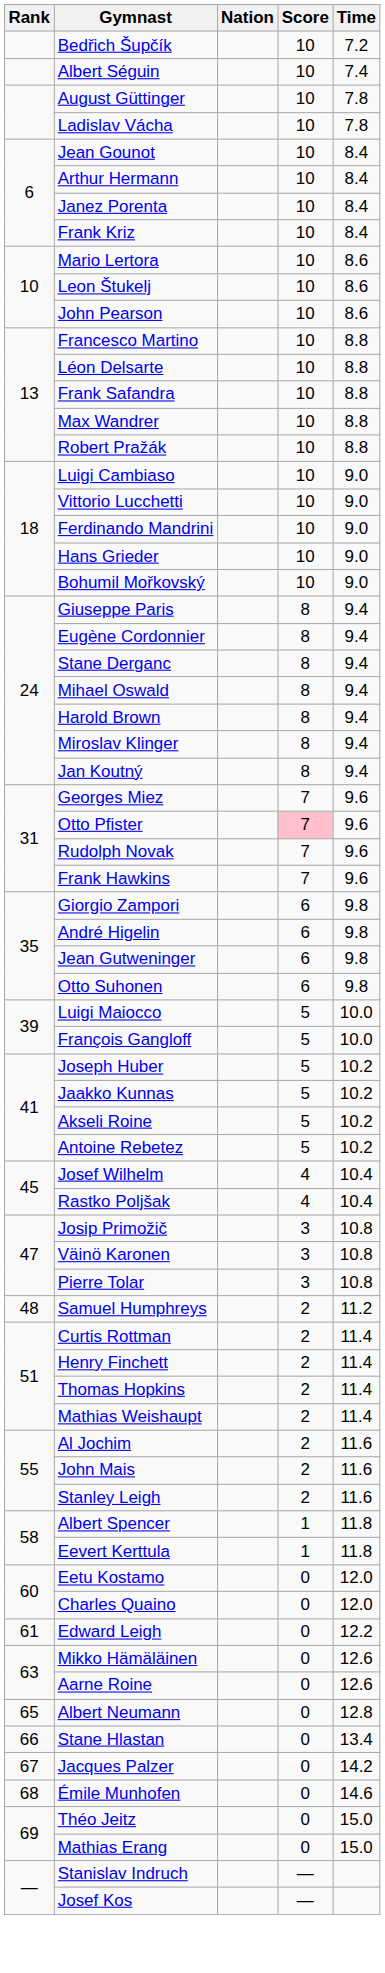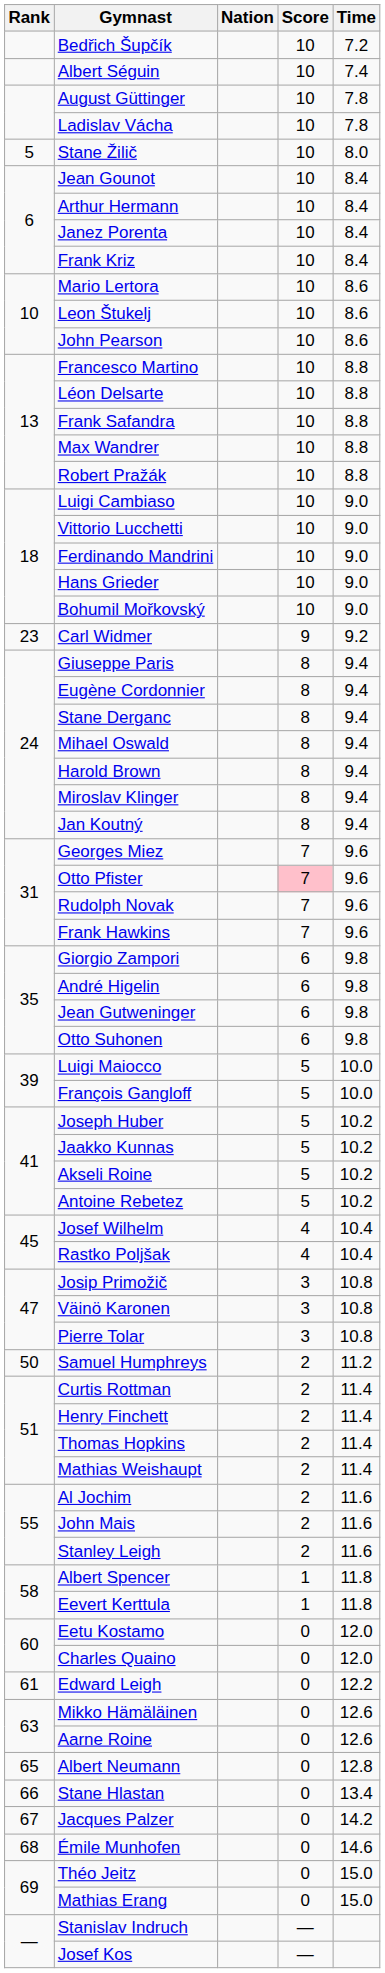+ row: (97, 152)
+ row: (105, 636)
(29, 1309) 48 -> (29, 1362) 50
